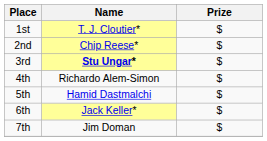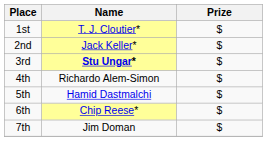(109, 45) Chip Reese* -> (109, 45) Jack Keller*
(109, 111) Jack Keller* -> (109, 111) Chip Reese*
